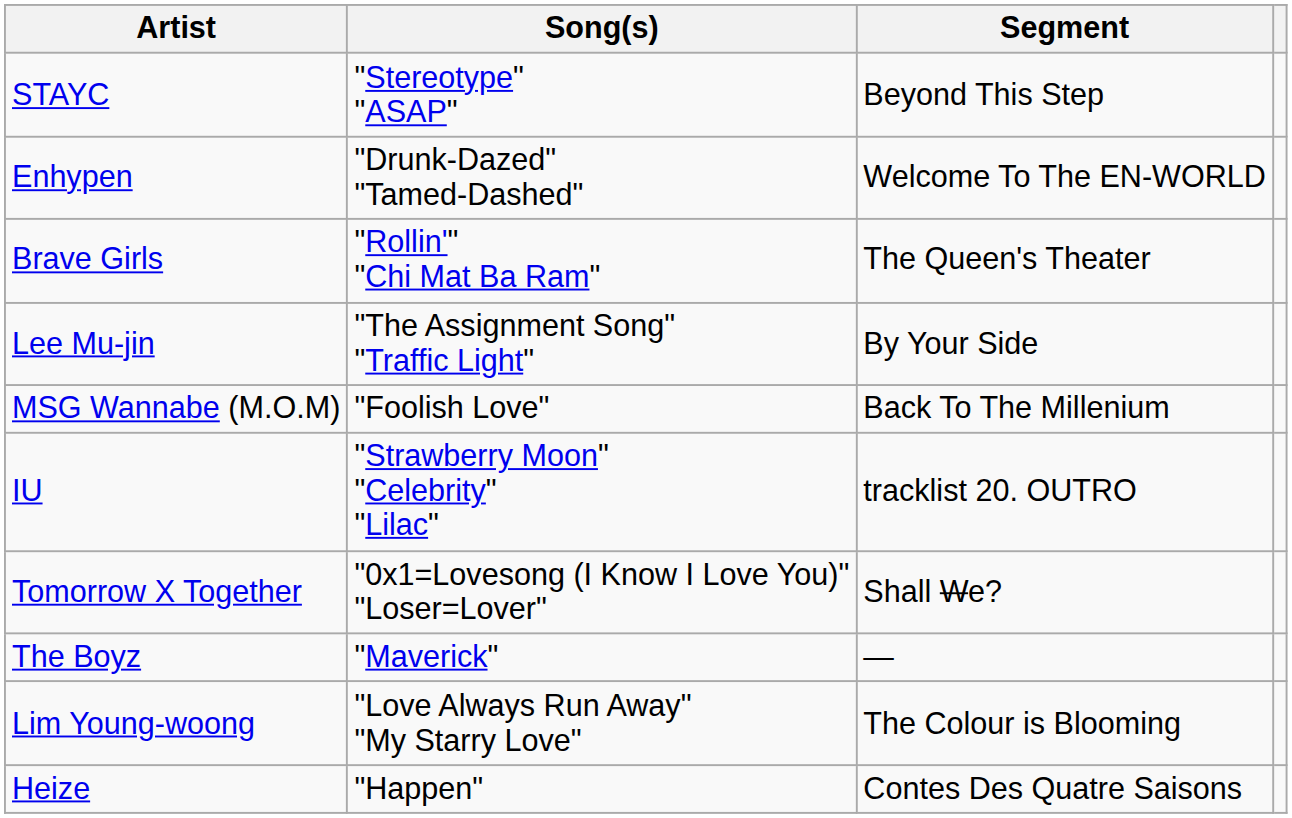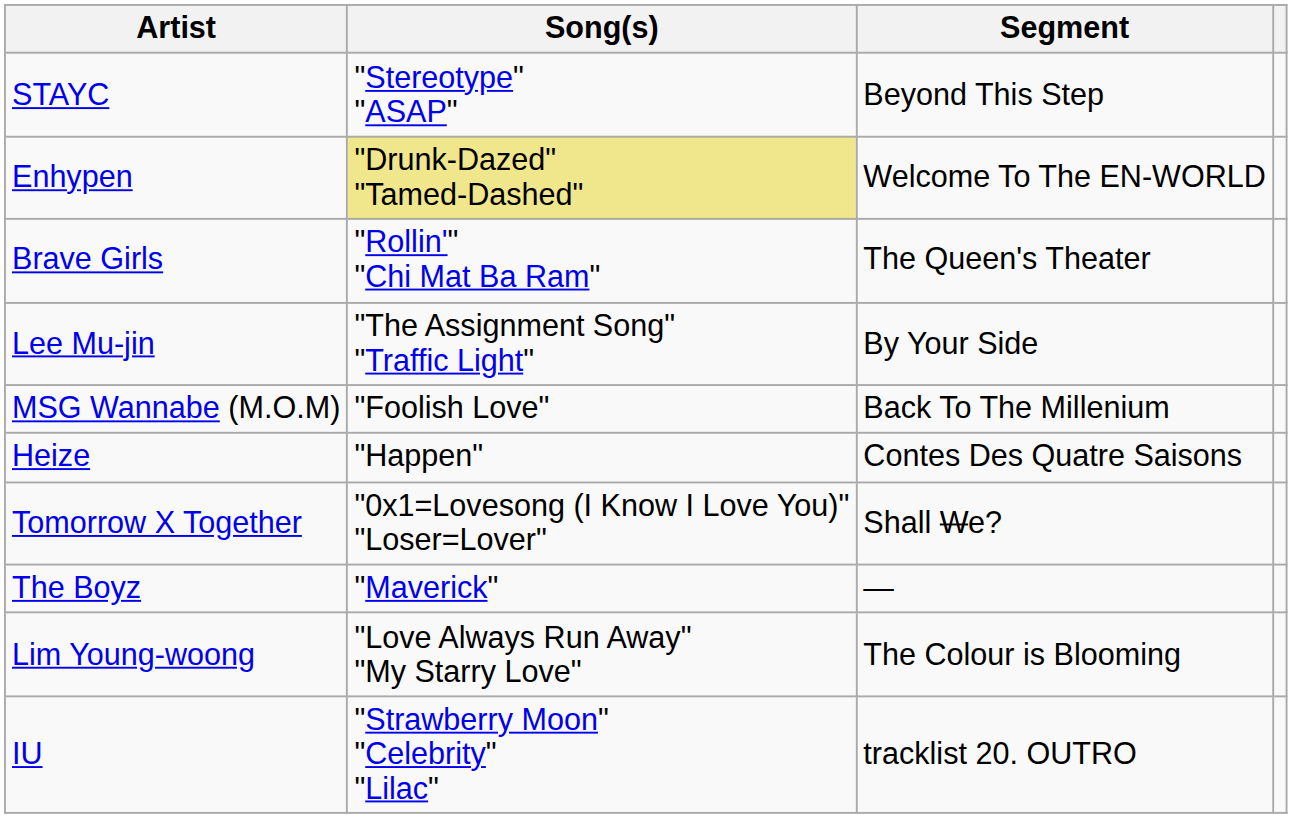(469, 177) no background -> (469, 177) khaki background
rows swapped: (51, 788) <-> (27, 491)
